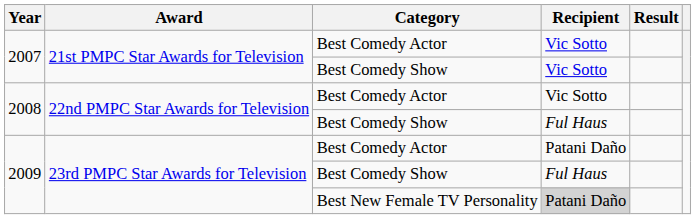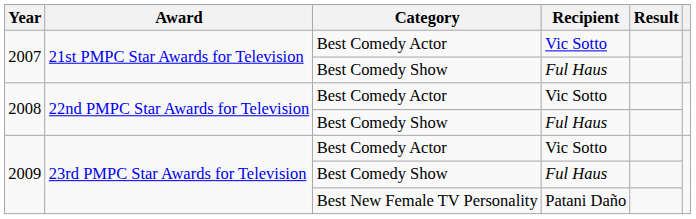(576, 69) Vic Sotto -> (576, 69) Ful Haus
(586, 148) Patani Daño -> (576, 148) Vic Sotto
(586, 200) lightgrey background -> (586, 200) no background
